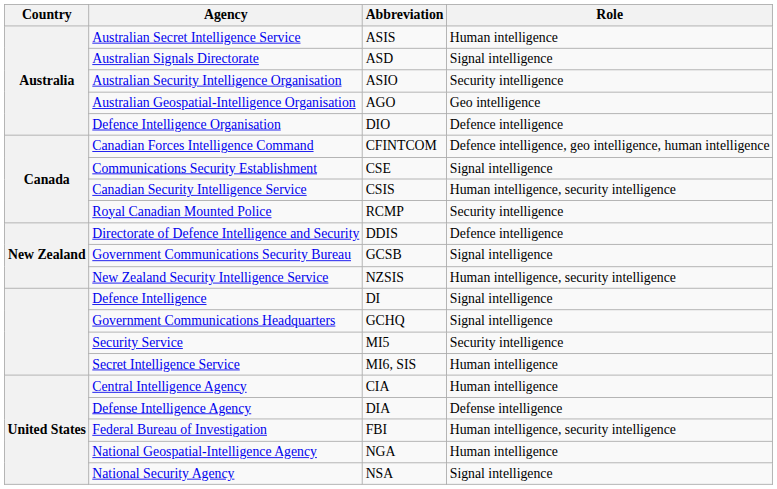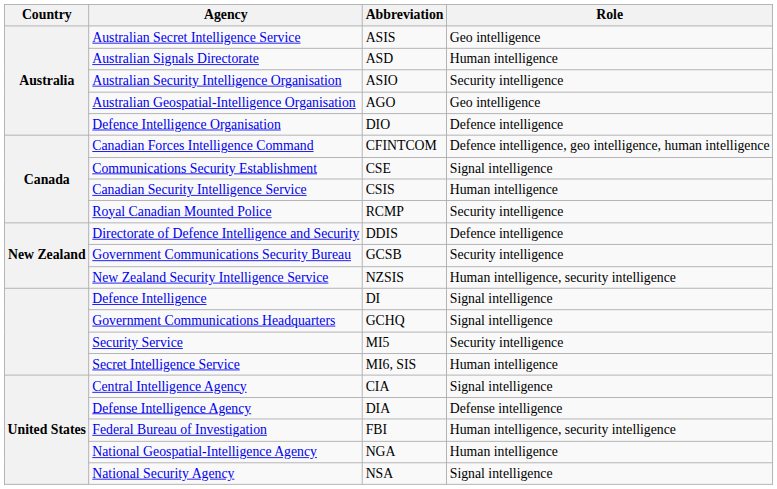(504, 37) Human intelligence -> (495, 37) Geo intelligence
(501, 59) Signal intelligence -> (504, 59) Human intelligence
(563, 189) Human intelligence, security intelligence -> (504, 189) Human intelligence
(501, 255) Signal intelligence -> (507, 255) Security intelligence
(504, 386) Human intelligence -> (501, 386) Signal intelligence
